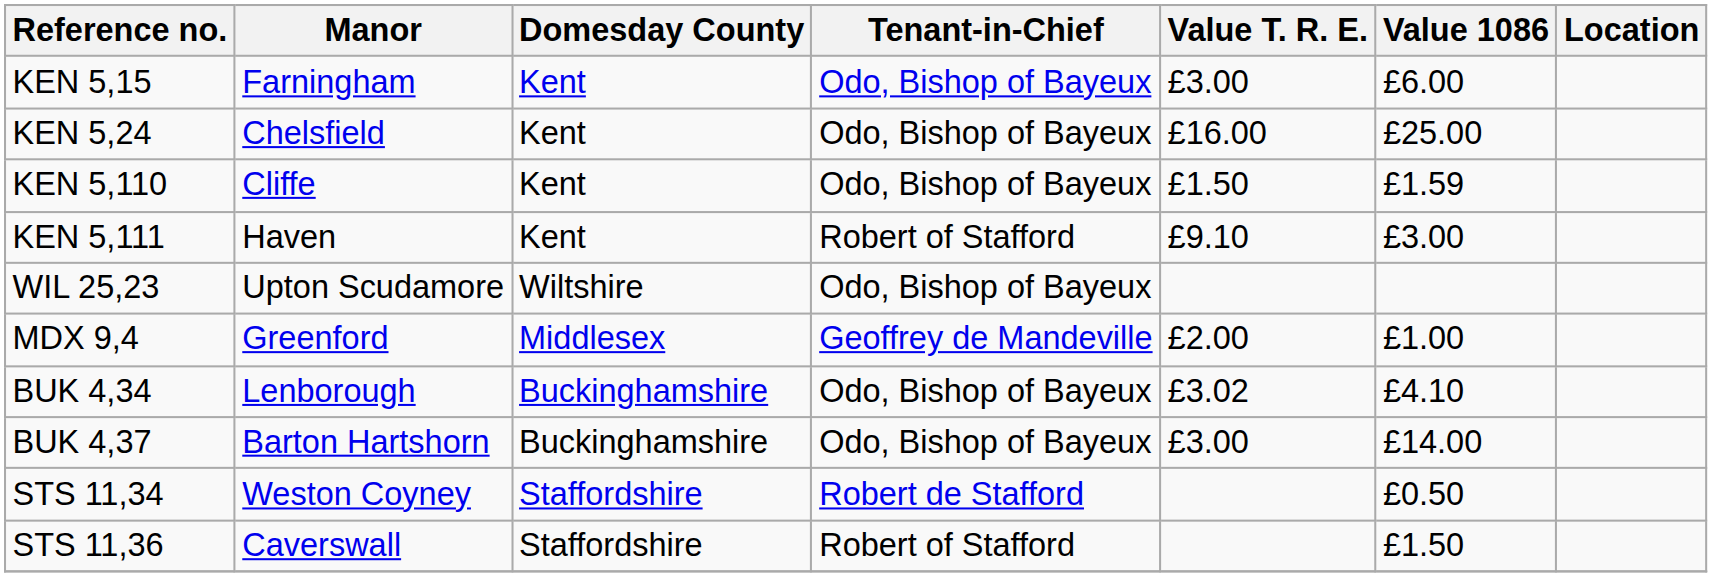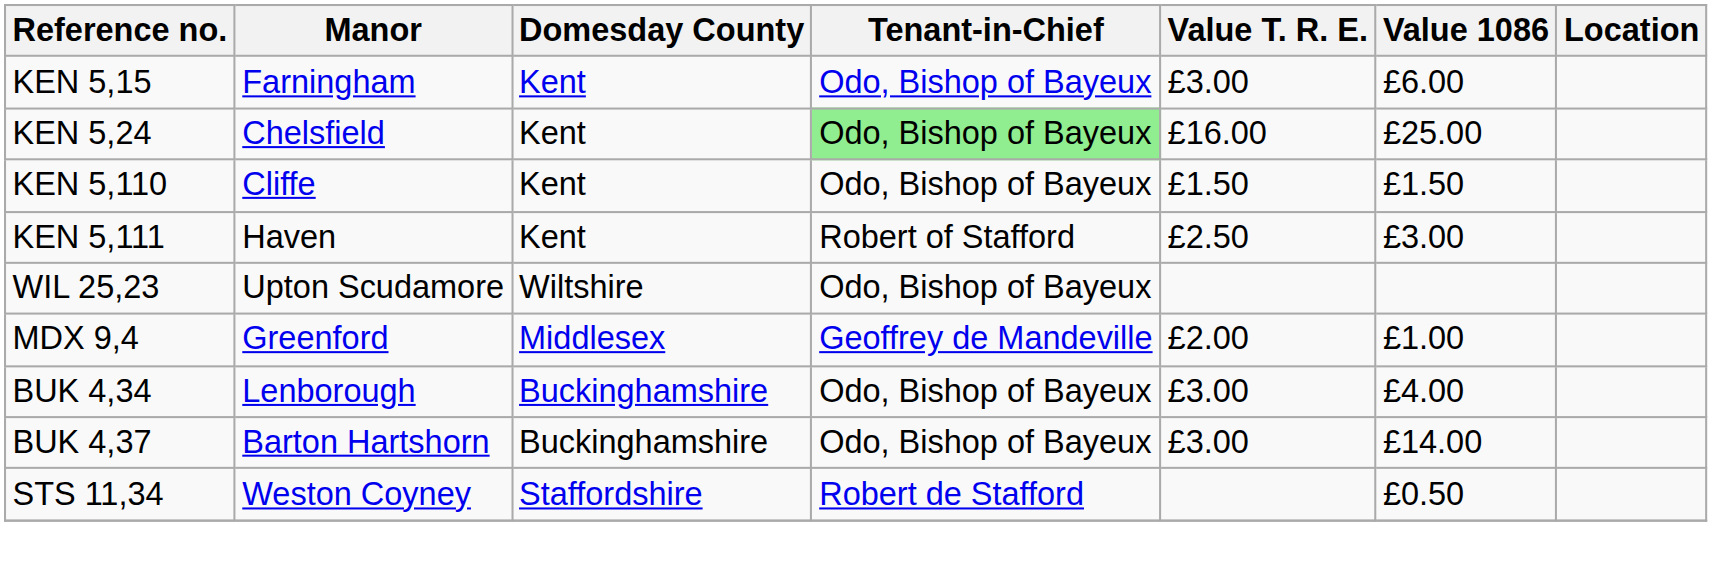(985, 133) no background -> (985, 133) lightgreen background
(1424, 184) £1.59 -> (1424, 184) £1.50
(1208, 236) £9.10 -> (1208, 236) £2.50
(1208, 390) £3.02 -> (1208, 390) £3.00
(1424, 390) £4.10 -> (1424, 390) £4.00
- row: (88, 545)
